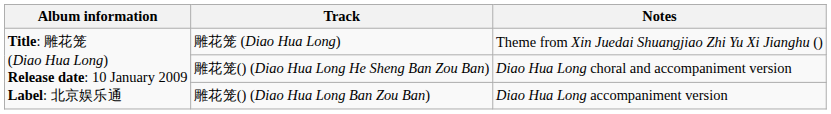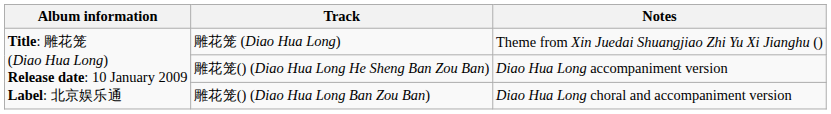(644, 68) Diao Hua Long choral and accompaniment version -> (612, 68) Diao Hua Long accompaniment version
(612, 95) Diao Hua Long accompaniment version -> (644, 95) Diao Hua Long choral and accompaniment version
